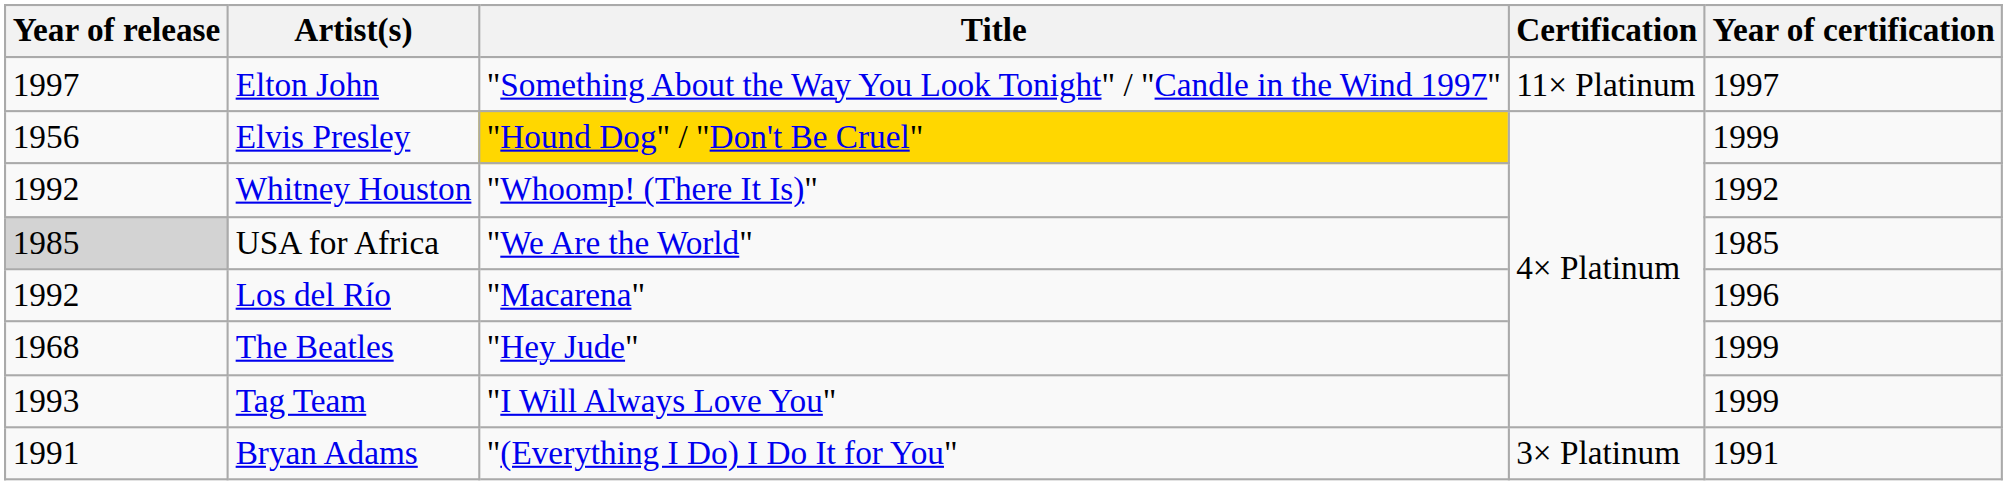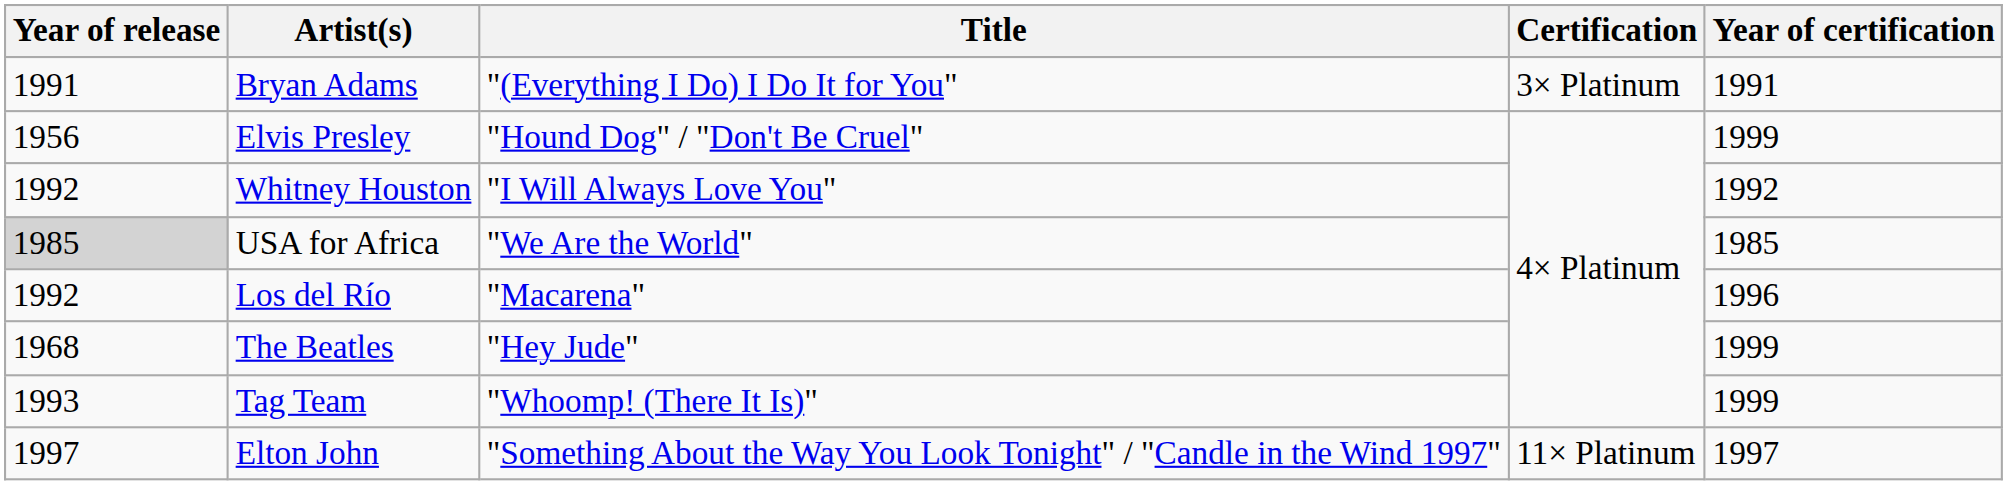rows swapped: (307, 83) <-> (327, 453)
(705, 136) gold background -> (705, 136) no background
(652, 189) "Whoomp! (There It Is)" -> (662, 189) "I Will Always Love You"
(662, 400) "I Will Always Love You" -> (652, 400) "Whoomp! (There It Is)"
